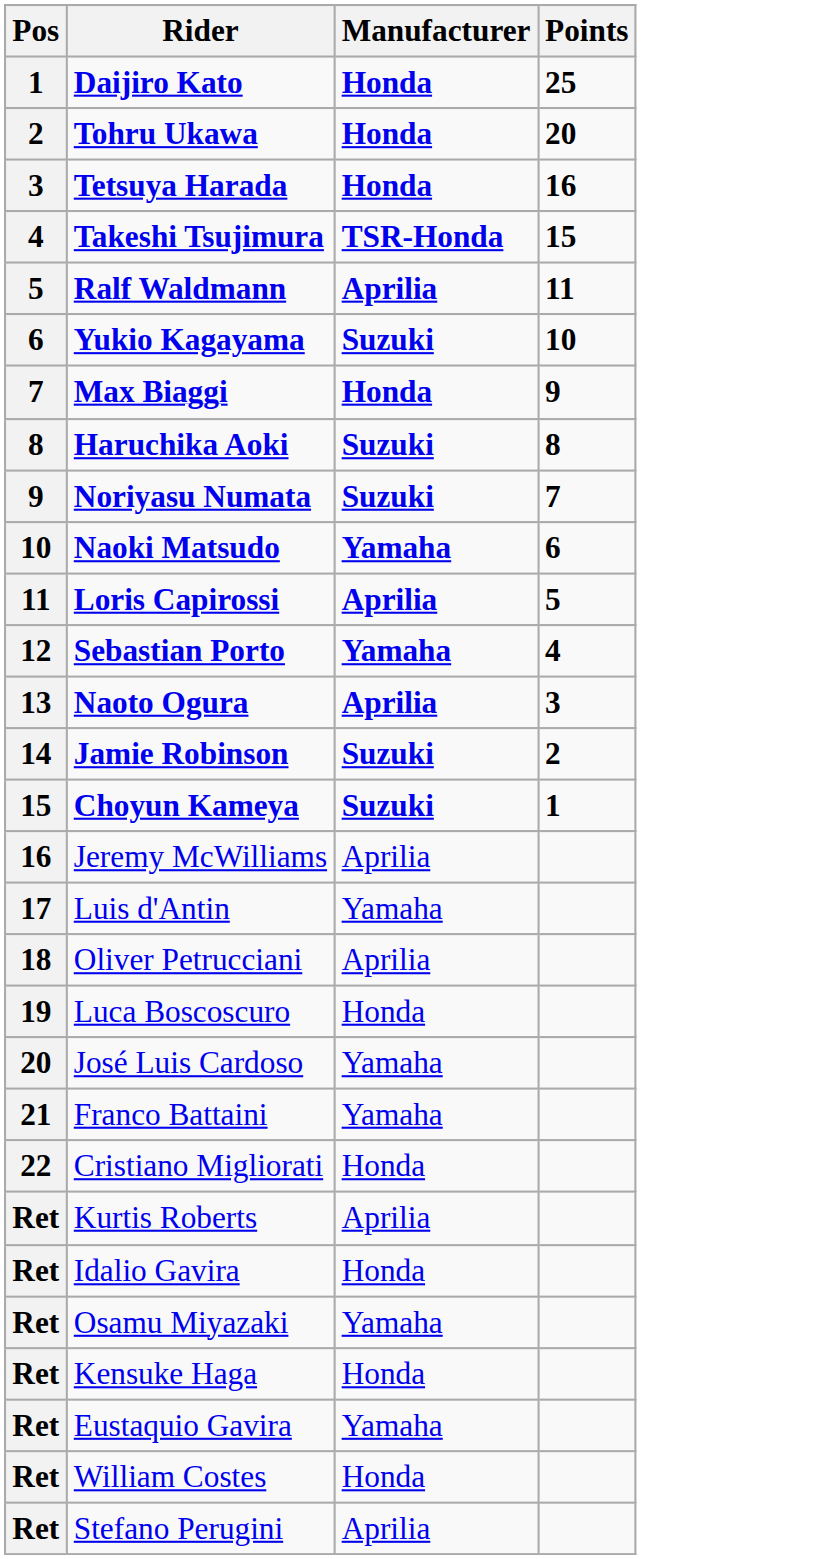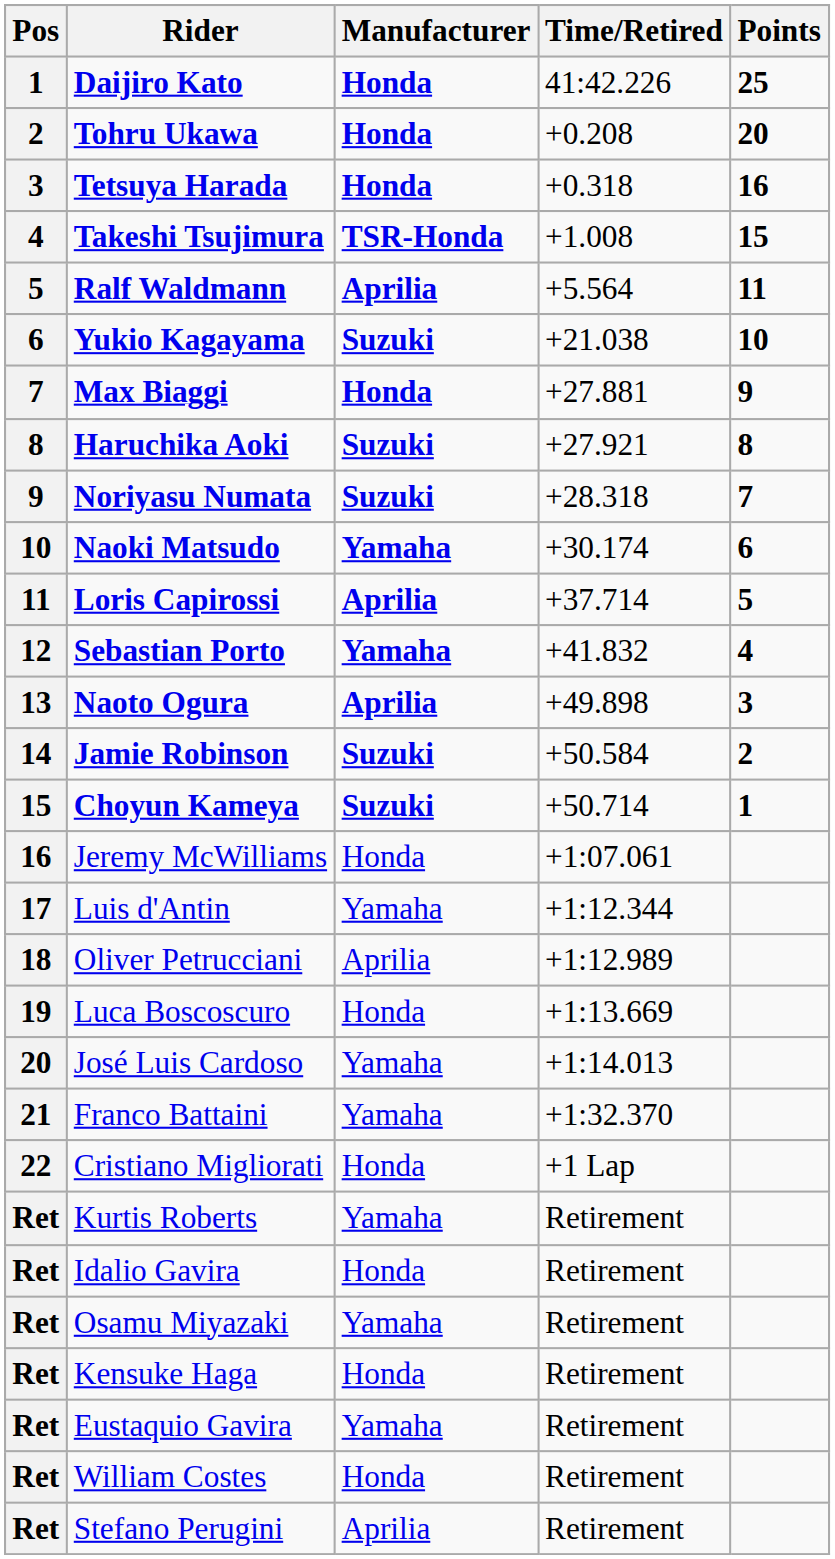+ column: (634, 30)
(386, 856) Aprilia -> (383, 856) Honda
(386, 1217) Aprilia -> (392, 1217) Yamaha
